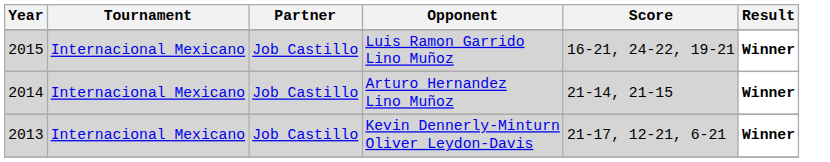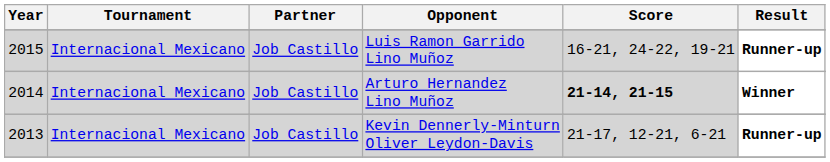(769, 50) Winner -> (782, 50) Runner-up
(620, 93) normal -> (620, 93) bold
(769, 135) Winner -> (782, 135) Runner-up
